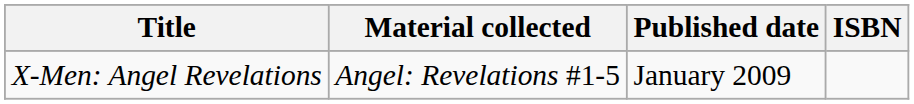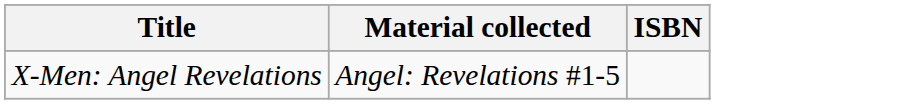- column: (726, 27)
